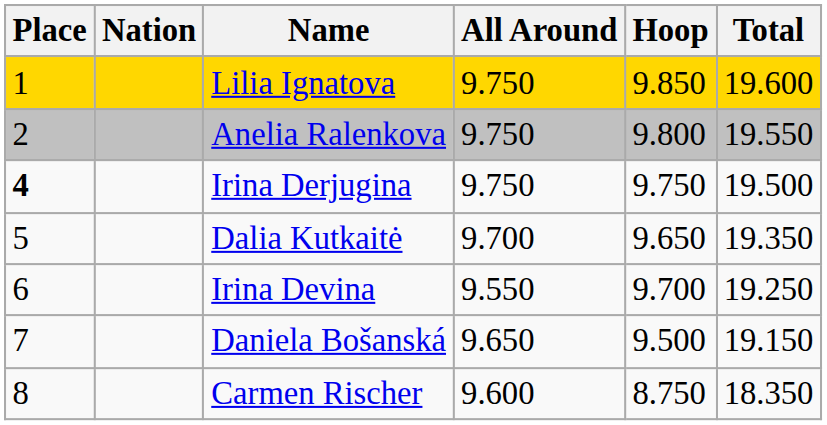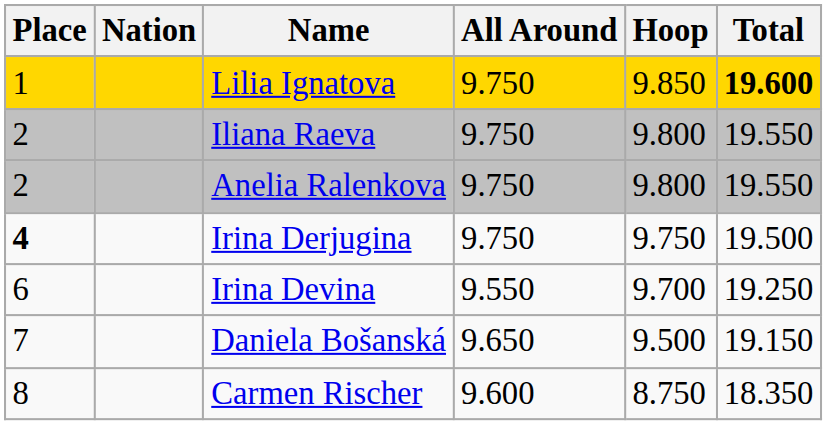(769, 82) normal -> (769, 82) bold
+ row: (293, 133)
- row: (307, 237)
